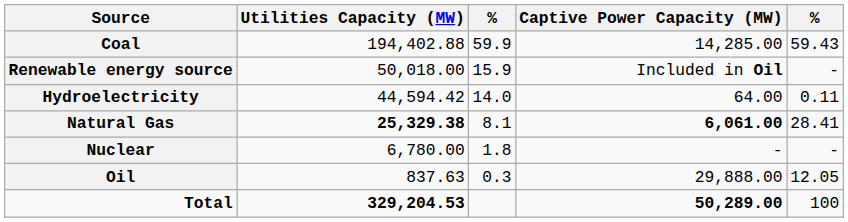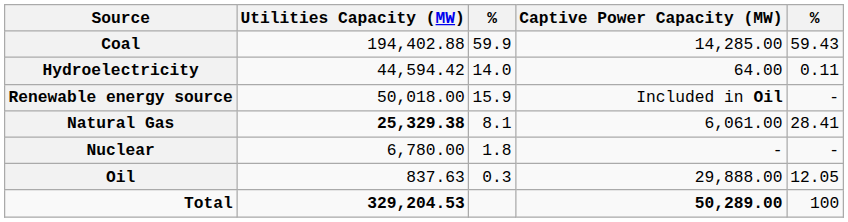rows swapped: (121, 97) <-> (121, 71)
(744, 124) bold -> (744, 124) normal
